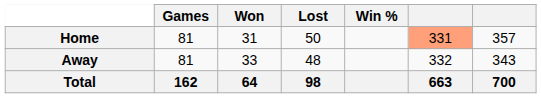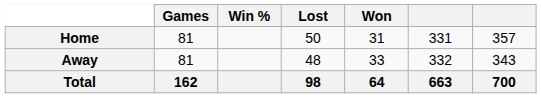columns swapped: (249, 16) <-> (377, 16)
(440, 38) lightsalmon background -> (440, 38) no background
